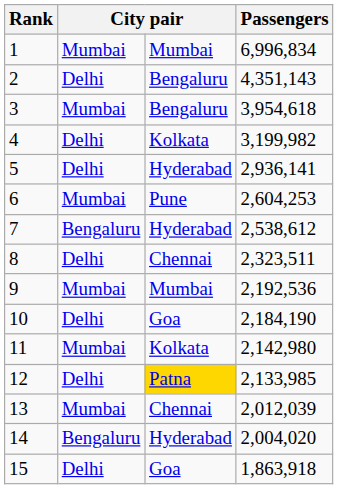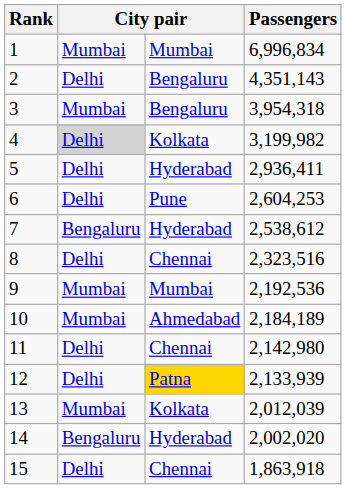(278, 109) 3,954,618 -> (287, 109) 3,954,318
(83, 139) no background -> (83, 139) lightgrey background
(278, 169) 2,936,141 -> (286, 169) 2,936,411
(94, 199) Mumbai -> (83, 199) Delhi
(278, 259) 2,323,511 -> (287, 259) 2,323,516
(83, 318) Delhi -> (94, 318) Mumbai
(165, 318) Goa -> (195, 318) Ahmedabad
(278, 318) 2,184,190 -> (287, 318) 2,184,189
(94, 348) Mumbai -> (83, 348) Delhi
(179, 348) Kolkata -> (181, 348) Chennai
(278, 378) 2,133,985 -> (287, 378) 2,133,939
(181, 408) Chennai -> (179, 408) Kolkata
(278, 438) 2,004,020 -> (287, 438) 2,002,020
(165, 468) Goa -> (181, 468) Chennai
